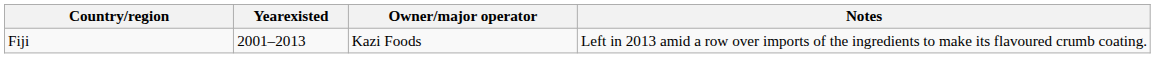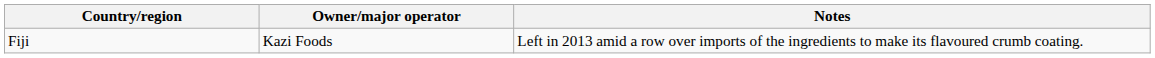- column: (291, 16)
